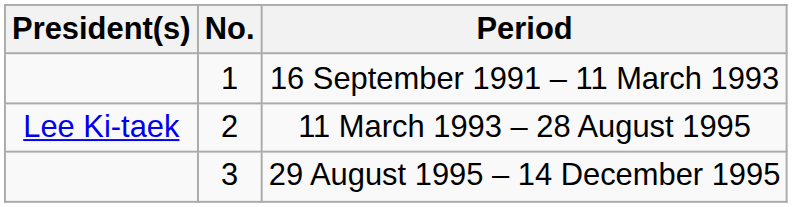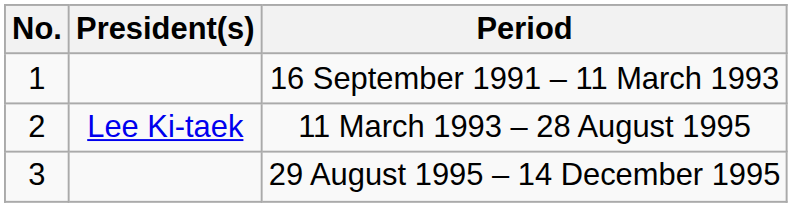columns swapped: (230, 28) <-> (101, 28)
